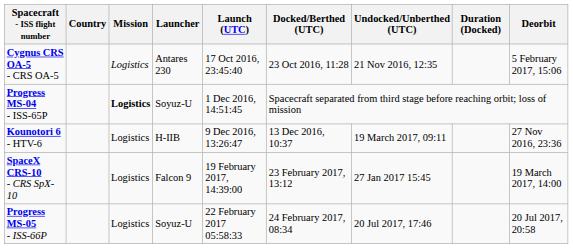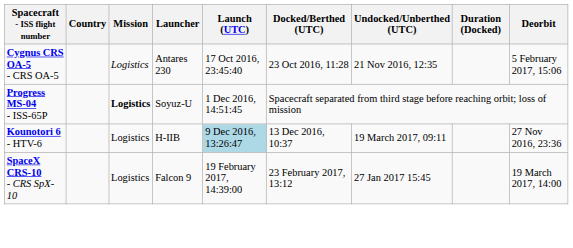(230, 138) no background -> (230, 138) lightblue background
- row: (27, 223)
